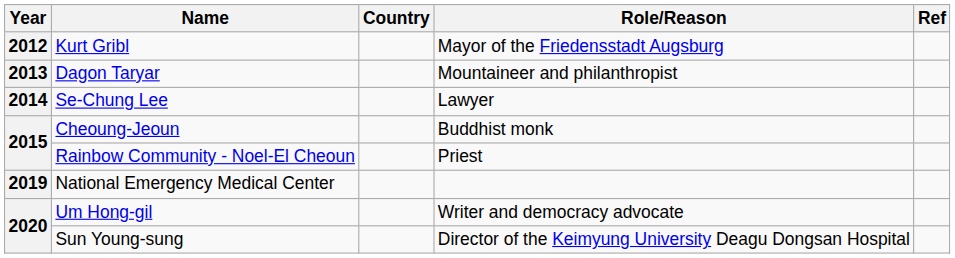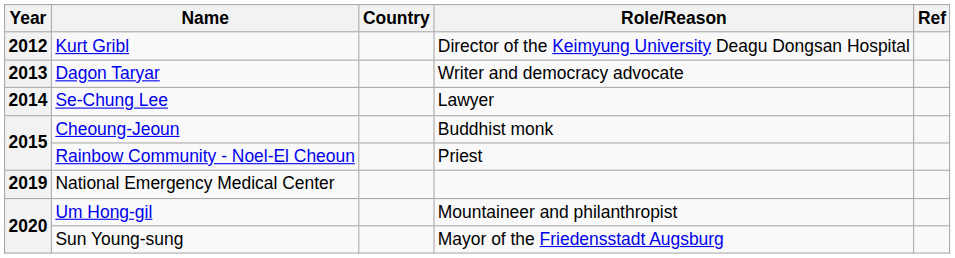(581, 45) Mayor of the Friedensstadt Augsburg -> (674, 45) Director of the Keimyung University Deagu Dongsan Hospital
(558, 73) Mountaineer and philanthropist -> (561, 73) Writer and democracy advocate
(561, 211) Writer and democracy advocate -> (558, 211) Mountaineer and philanthropist
(674, 239) Director of the Keimyung University Deagu Dongsan Hospital -> (581, 239) Mayor of the Friedensstadt Augsburg
